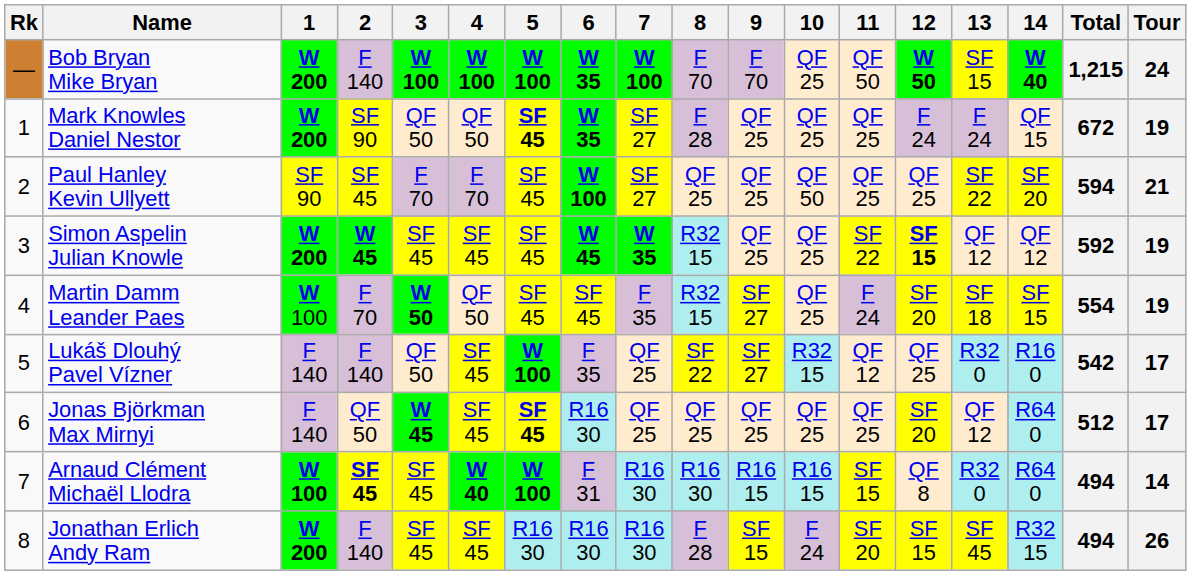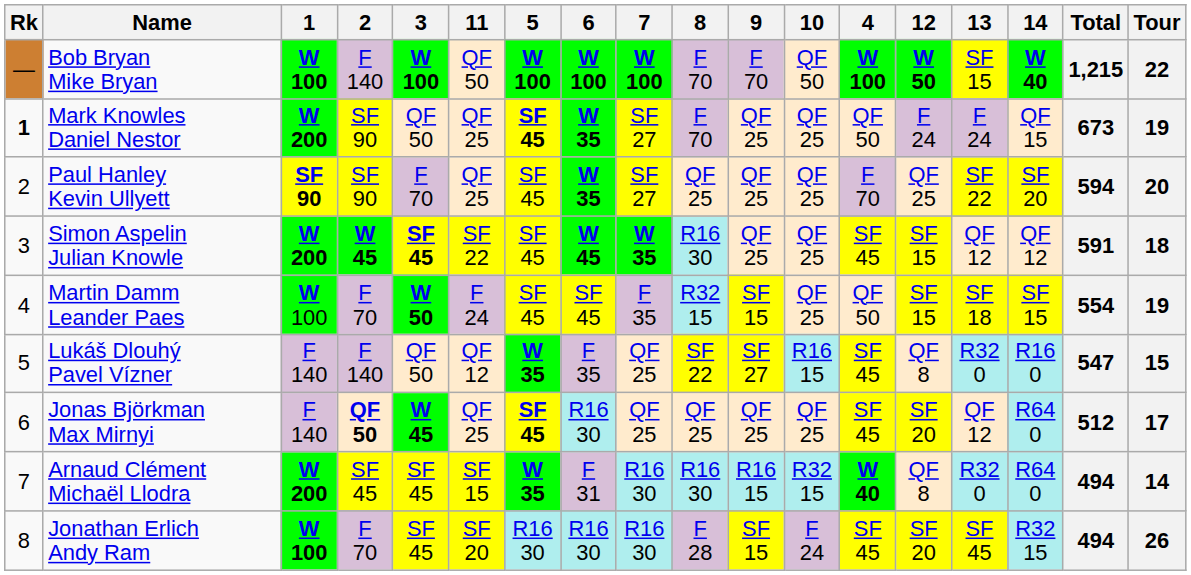columns swapped: (477, 22) <-> (868, 22)
(309, 69) W 200 -> (309, 69) W 100
(588, 69) W 35 -> (588, 69) W 100
(812, 69) QF 25 -> (812, 69) QF 50
(1157, 69) 24 -> (1157, 69) 22
(24, 128) normal -> (24, 128) bold
(700, 128) F 28 -> (700, 128) F 70
(1096, 128) 672 -> (1096, 128) 673
(309, 187) normal -> (309, 187) bold
(365, 187) SF 45 -> (365, 187) SF 90
(588, 187) W 100 -> (588, 187) W 35
(812, 187) QF 50 -> (812, 187) QF 25
(1157, 187) 21 -> (1157, 187) 20
(421, 246) normal -> (421, 246) bold
(700, 246) R32 15 -> (700, 246) R16 30
(924, 246) bold -> (924, 246) normal
(1096, 246) 592 -> (1096, 246) 591
(1157, 246) 19 -> (1157, 246) 18
(756, 305) SF 27 -> (756, 305) SF 15
(924, 305) SF 20 -> (924, 305) SF 15
(533, 364) W 100 -> (533, 364) W 35
(812, 364) R32 15 -> (812, 364) R16 15
(924, 364) QF 25 -> (924, 364) QF 8
(1096, 364) 542 -> (1096, 364) 547
(1157, 364) 17 -> (1157, 364) 15
(365, 423) normal -> (365, 423) bold
(309, 481) W 100 -> (309, 481) W 200
(365, 481) bold -> (365, 481) normal
(533, 481) W 100 -> (533, 481) W 35
(812, 481) R16 15 -> (812, 481) R32 15
(309, 540) W 200 -> (309, 540) W 100
(365, 540) F 140 -> (365, 540) F 70
(924, 540) SF 15 -> (924, 540) SF 20
